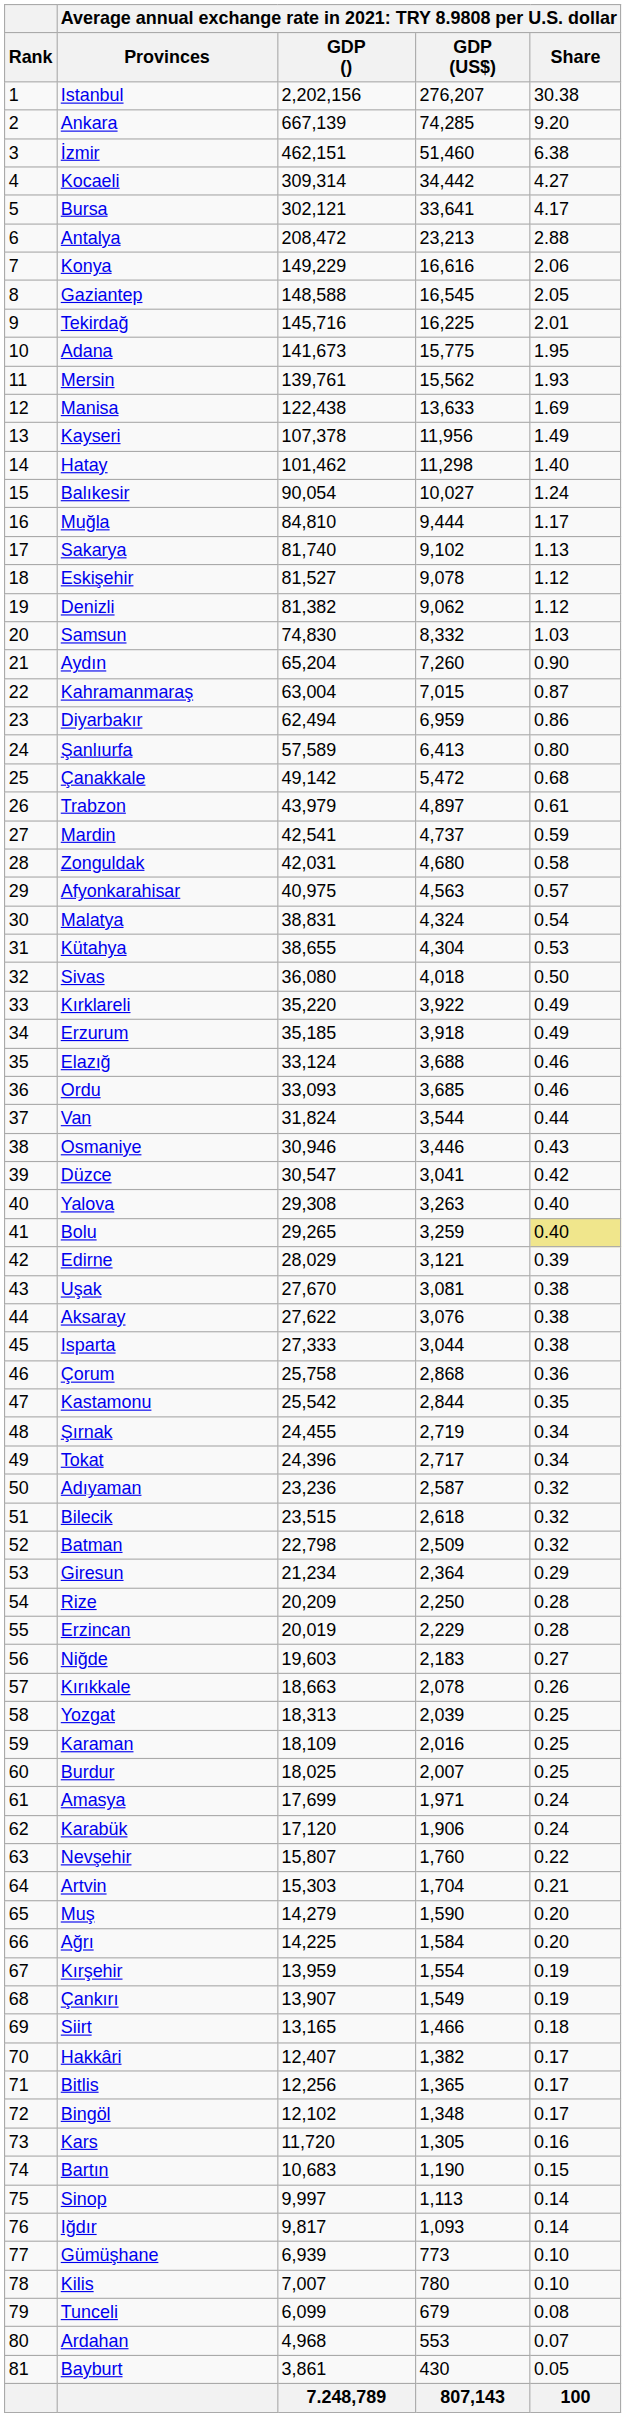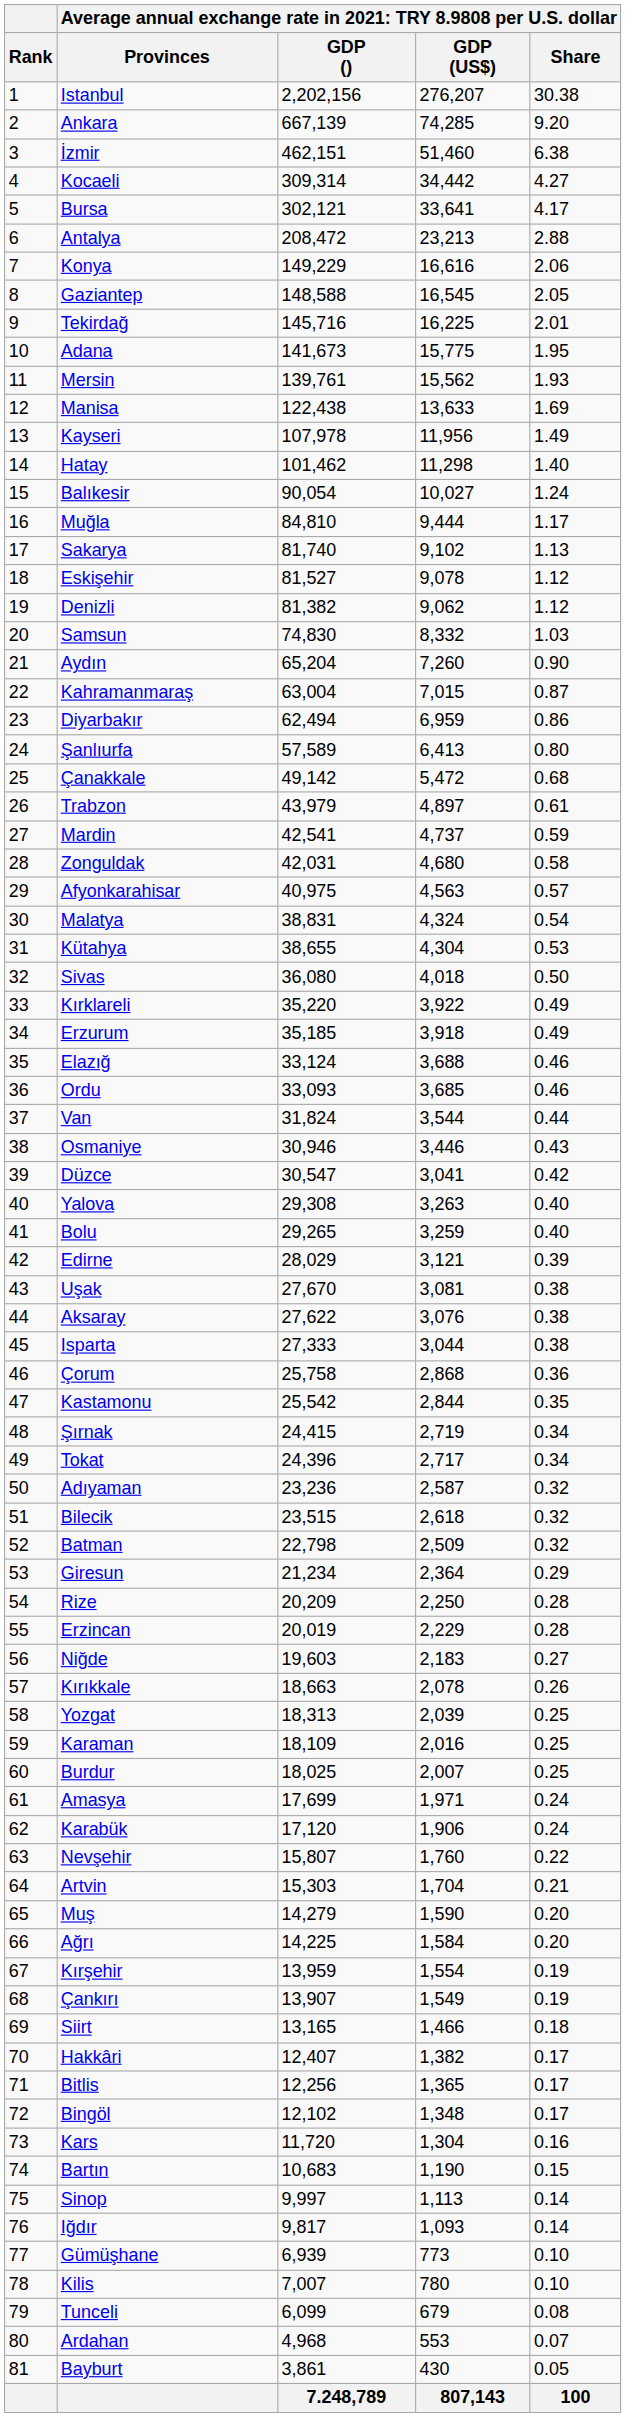(314, 436) 107,378 -> (314, 436) 107,978
(551, 1232) khaki background -> (551, 1232) no background
(309, 1431) 24,455 -> (309, 1431) 24,415
(442, 2141) 1,305 -> (442, 2141) 1,304
